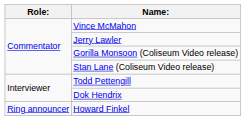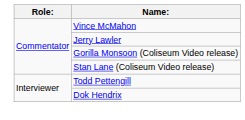- row: (101, 109)
